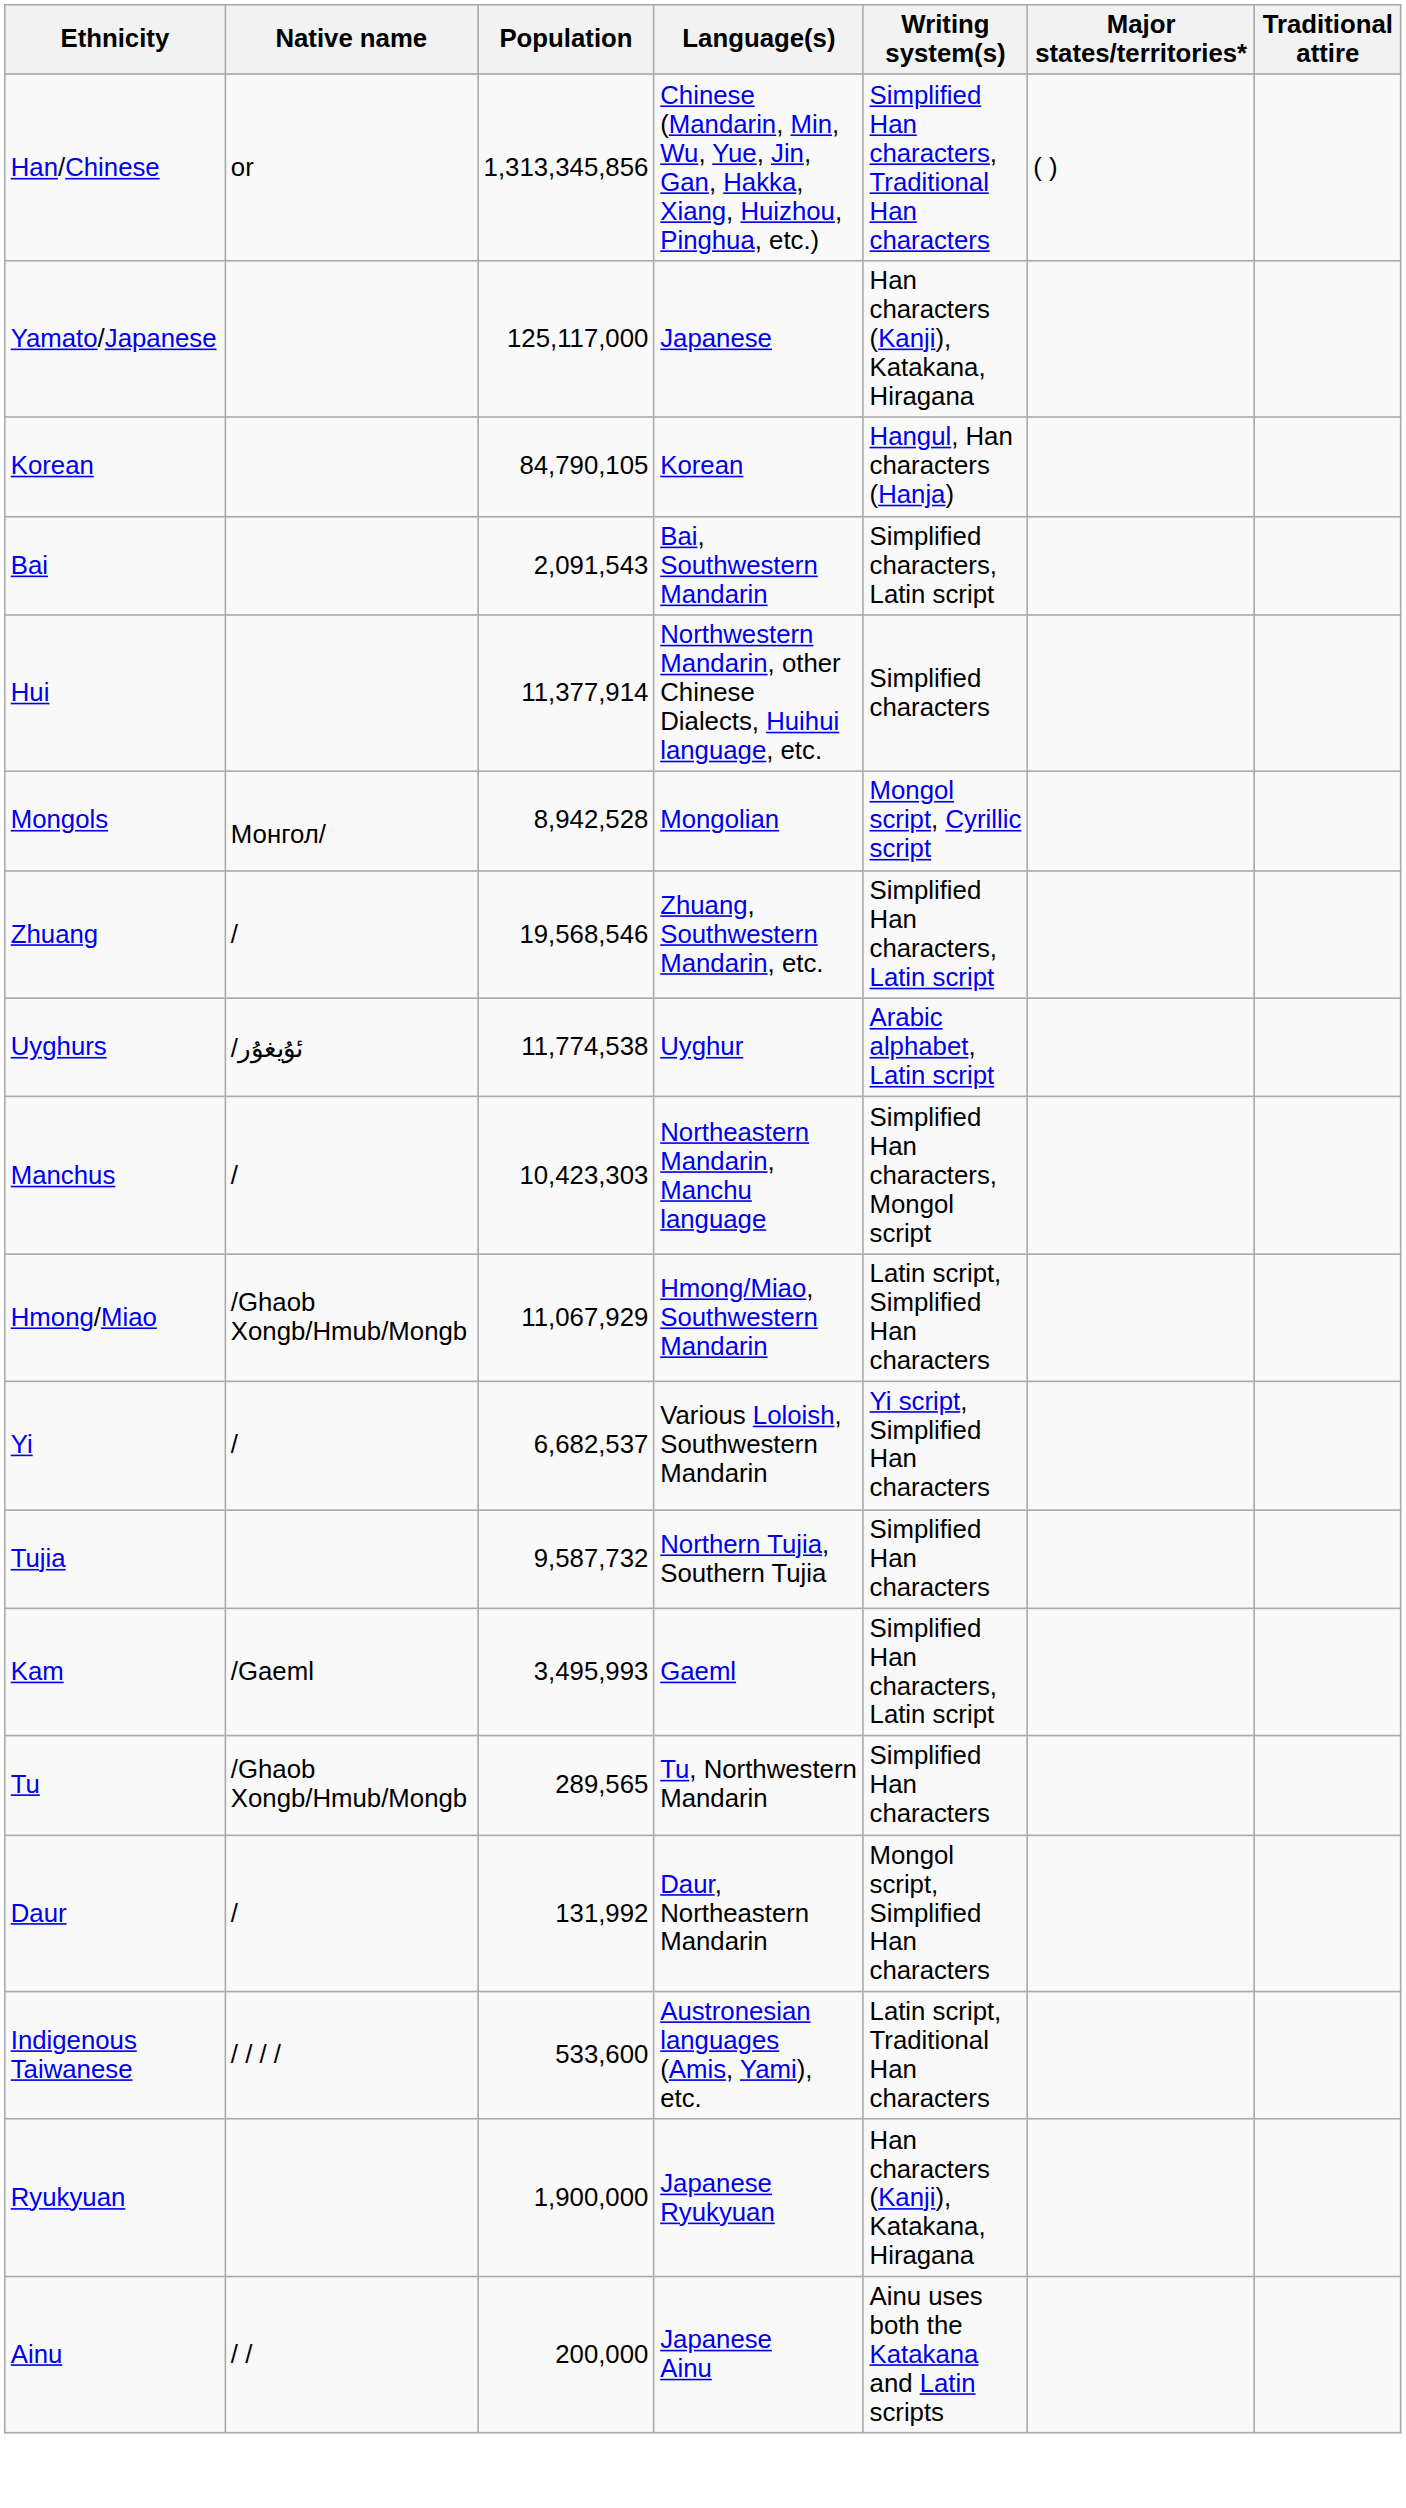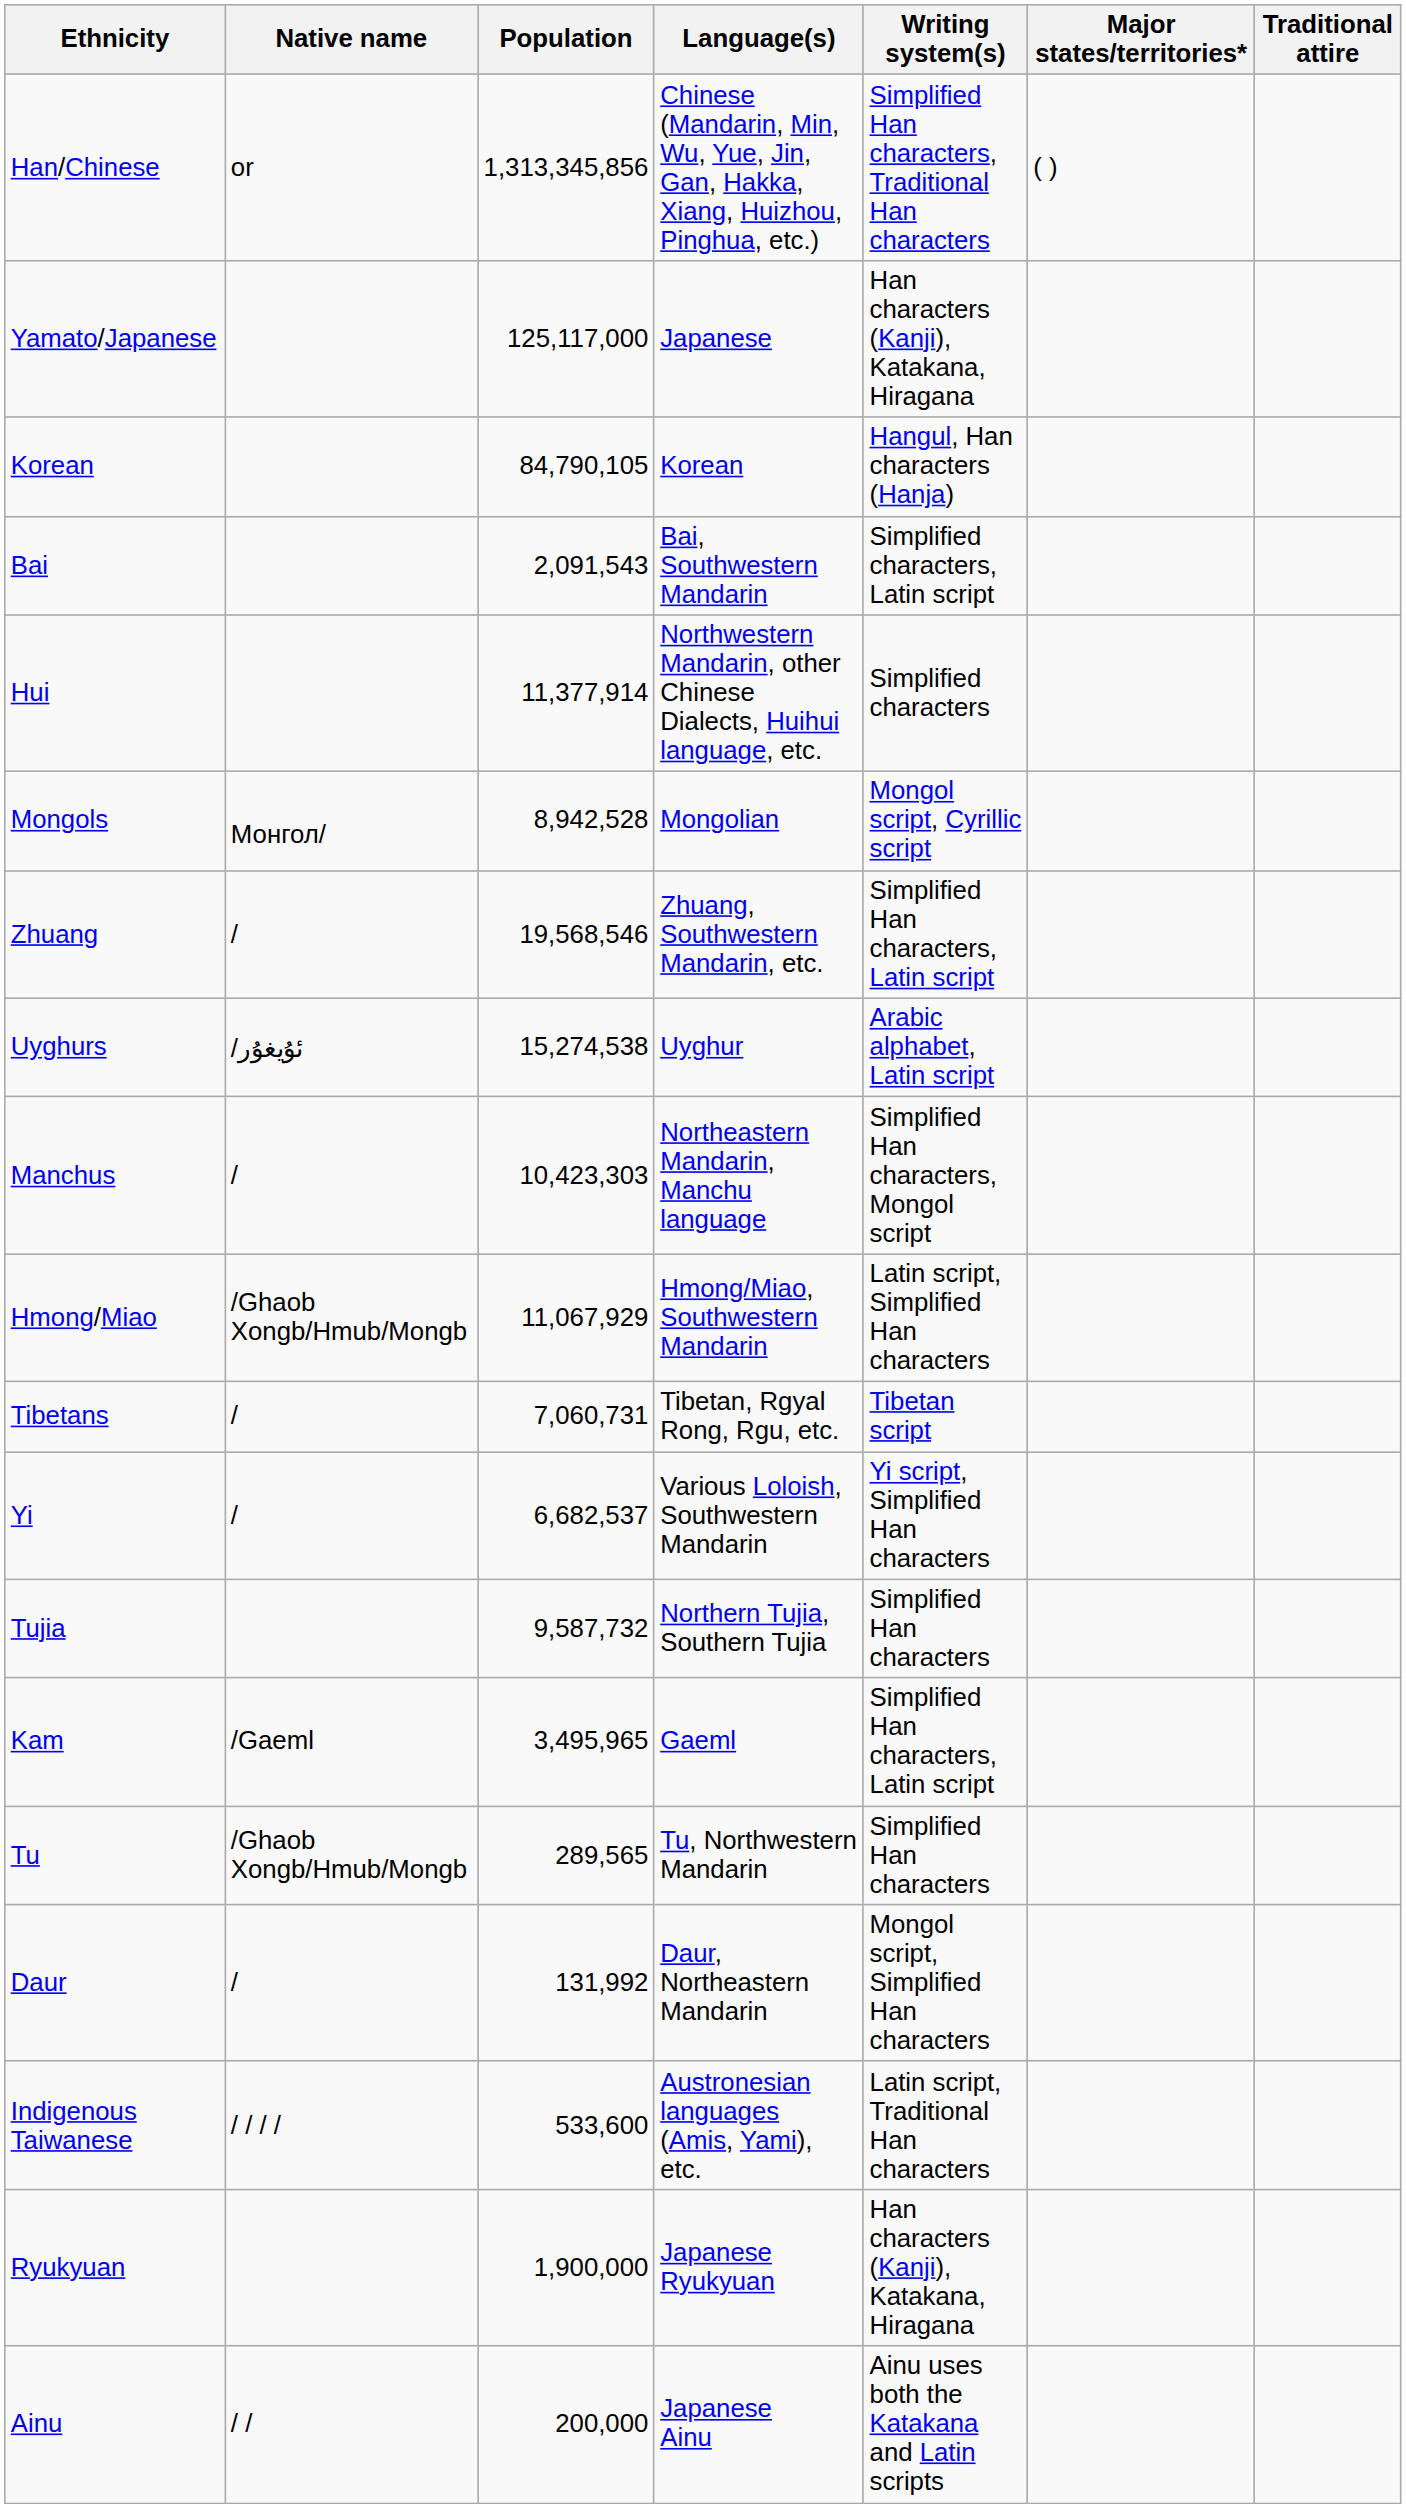(585, 1047) 11,774,538 -> (584, 1047) 15,274,538
+ row: (60, 1416)
(591, 1671) 3,495,993 -> (591, 1741) 3,495,965
